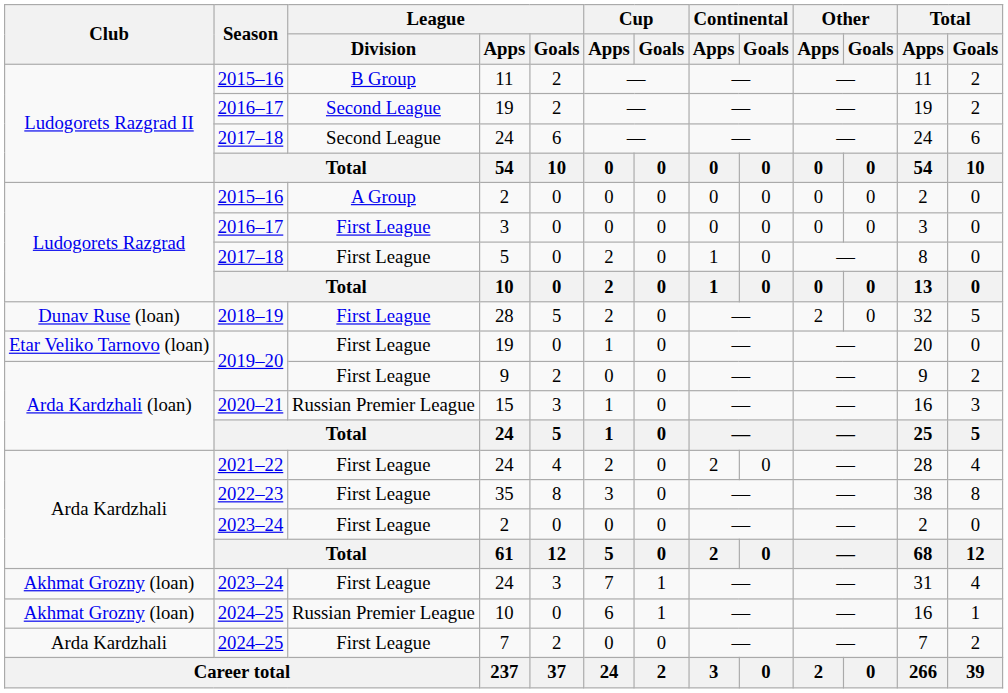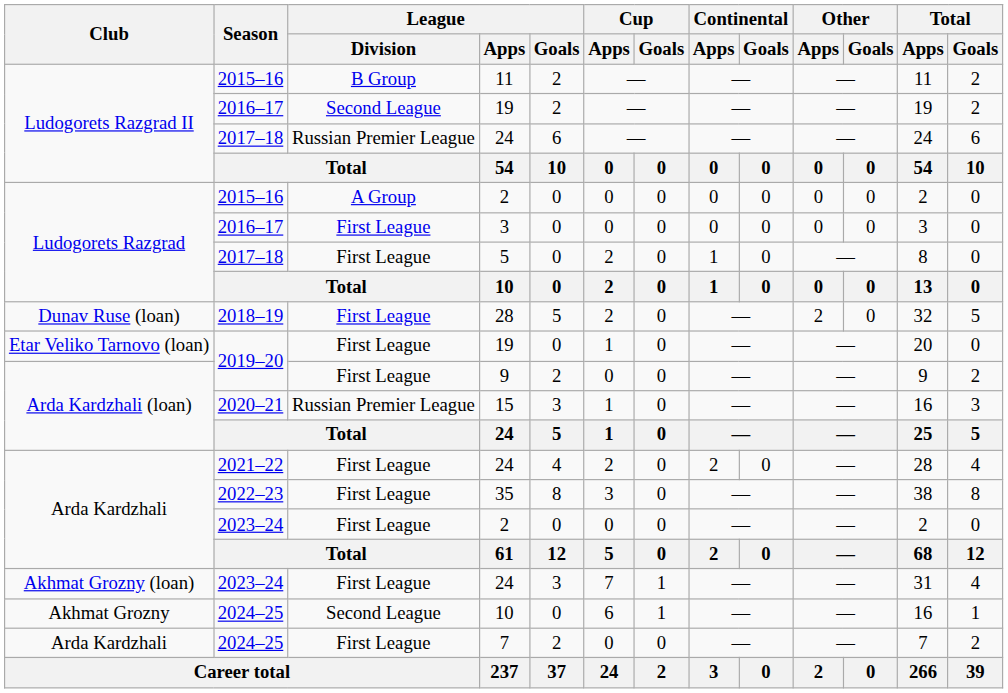(383, 138) Second League -> (383, 138) Russian Premier League
(109, 613) Akhmat Grozny (loan) -> (109, 613) Akhmat Grozny
(383, 613) Russian Premier League -> (383, 613) Second League
